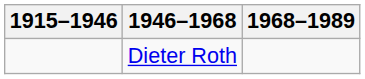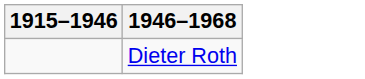- column: (301, 21)
